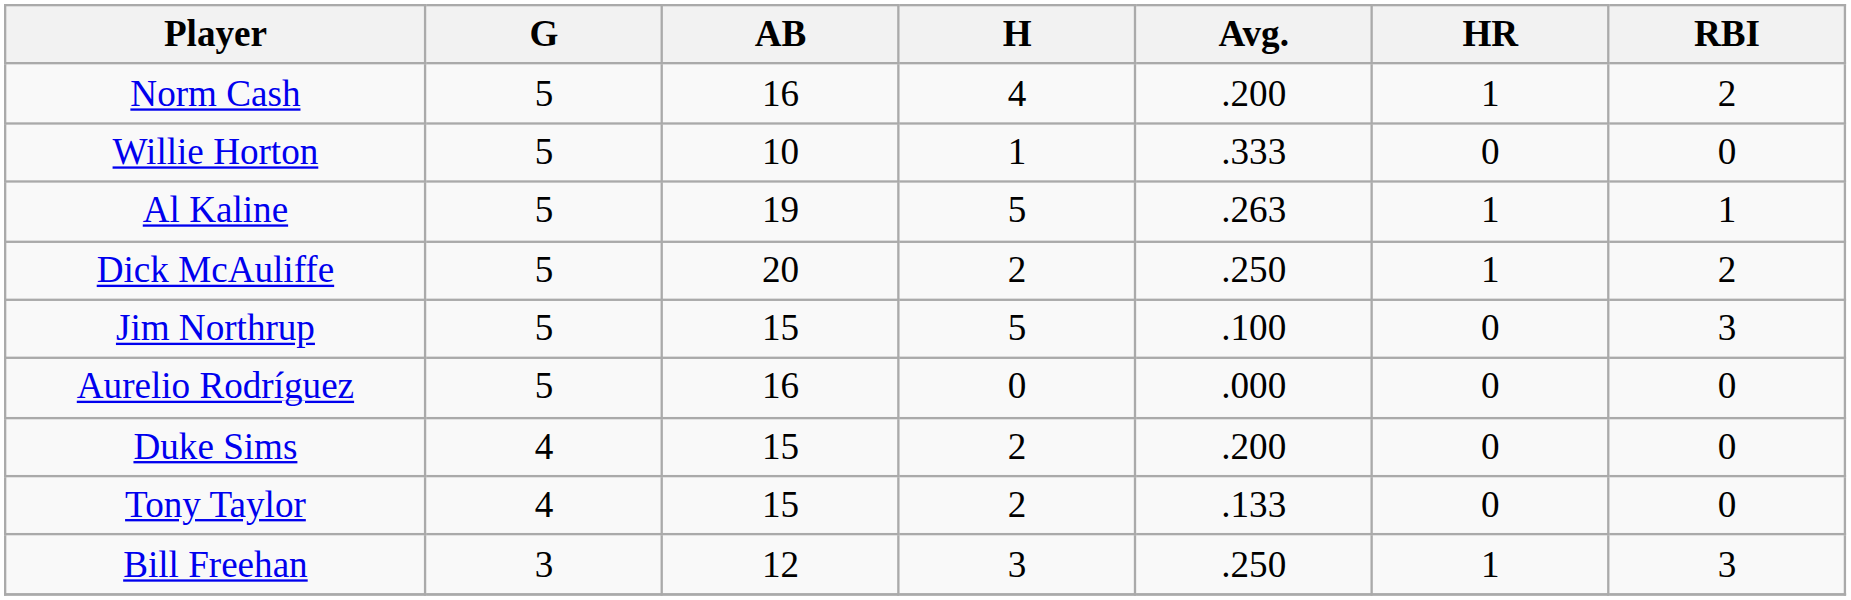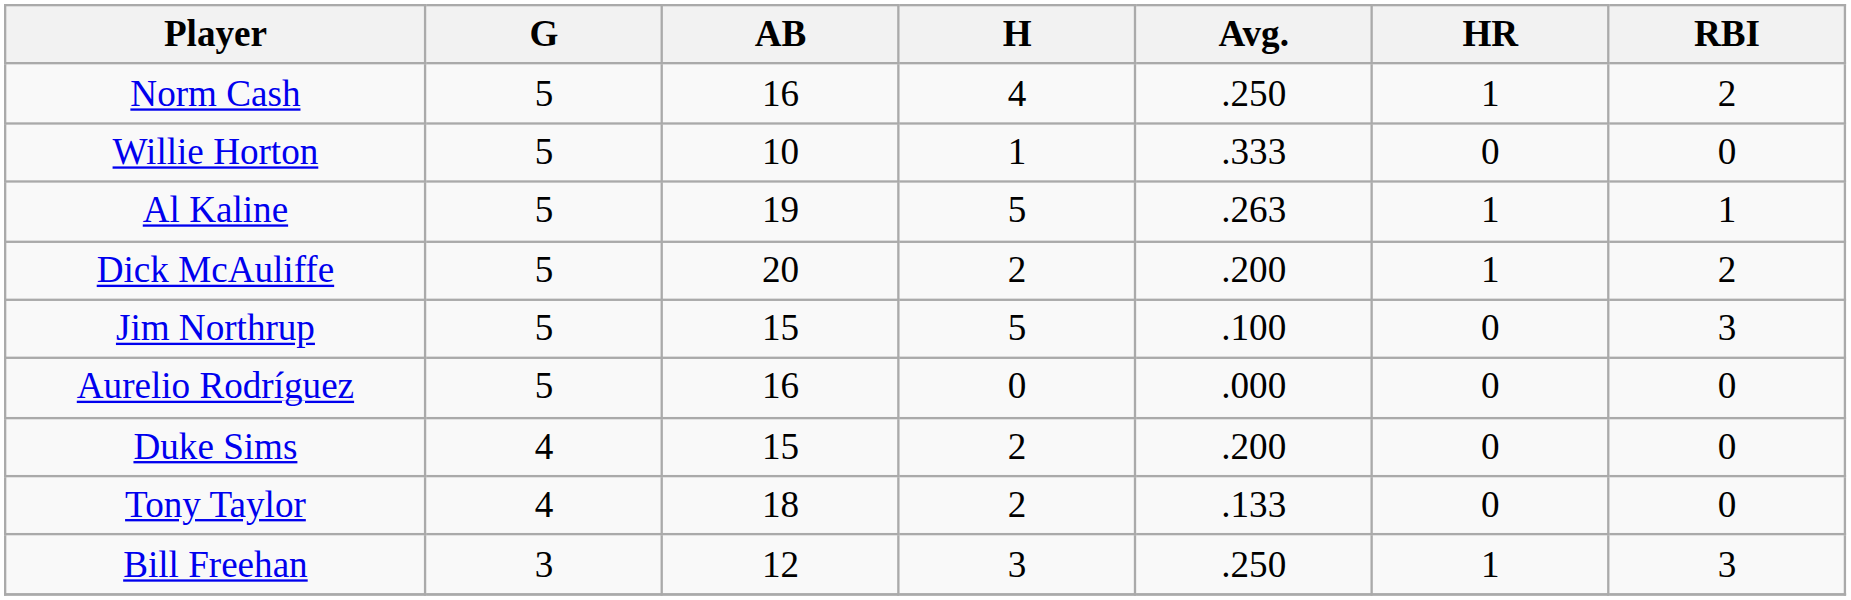(1254, 92) .200 -> (1254, 92) .250
(1254, 269) .250 -> (1254, 269) .200
(781, 504) 15 -> (781, 504) 18
